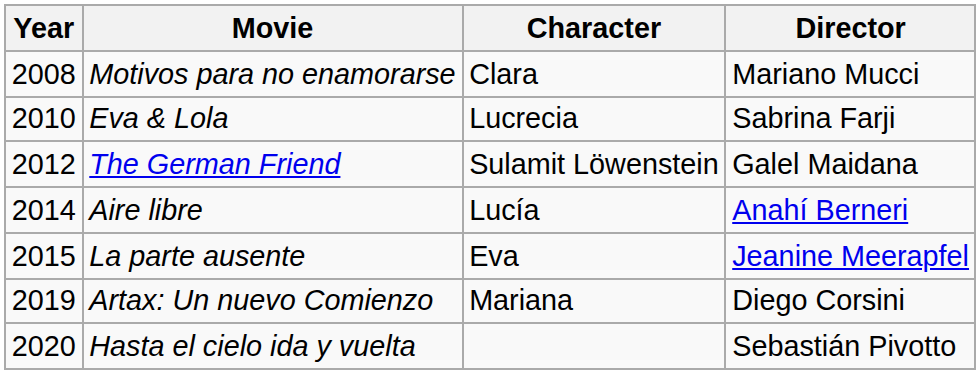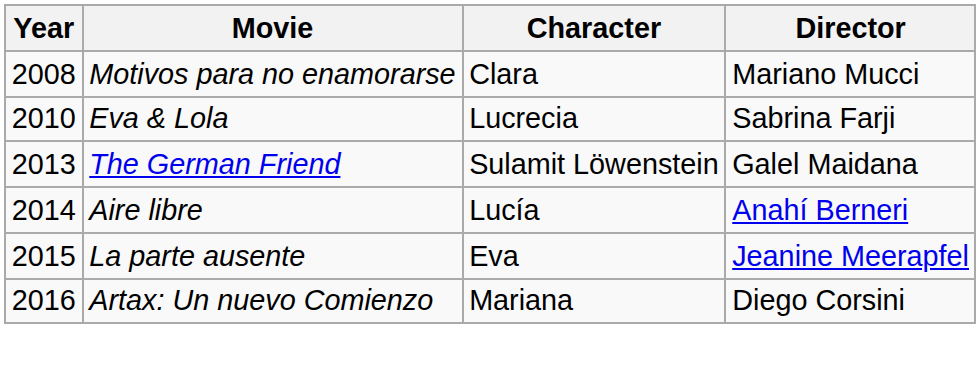(44, 165) 2012 -> (44, 165) 2013
(44, 301) 2019 -> (44, 301) 2016
- row: (252, 347)
